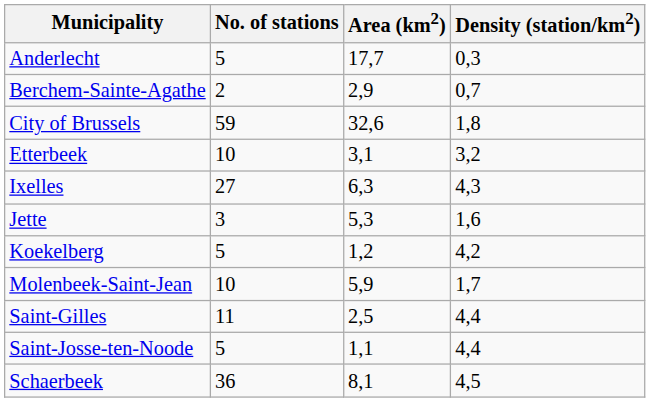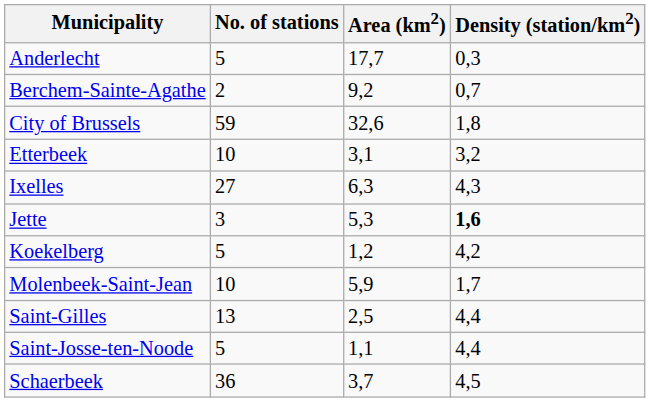(361, 90) 2,9 -> (361, 90) 9,2
(468, 219) normal -> (468, 219) bold
(225, 316) 11 -> (225, 316) 13
(361, 380) 8,1 -> (361, 380) 3,7
